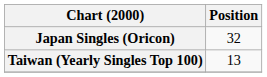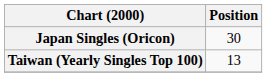(234, 38) 32 -> (234, 38) 30
